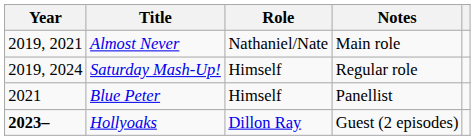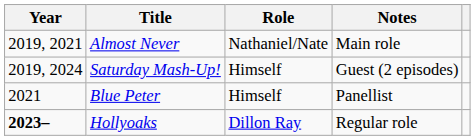(377, 69) Regular role -> (397, 69) Guest (2 episodes)
(397, 122) Guest (2 episodes) -> (377, 122) Regular role
